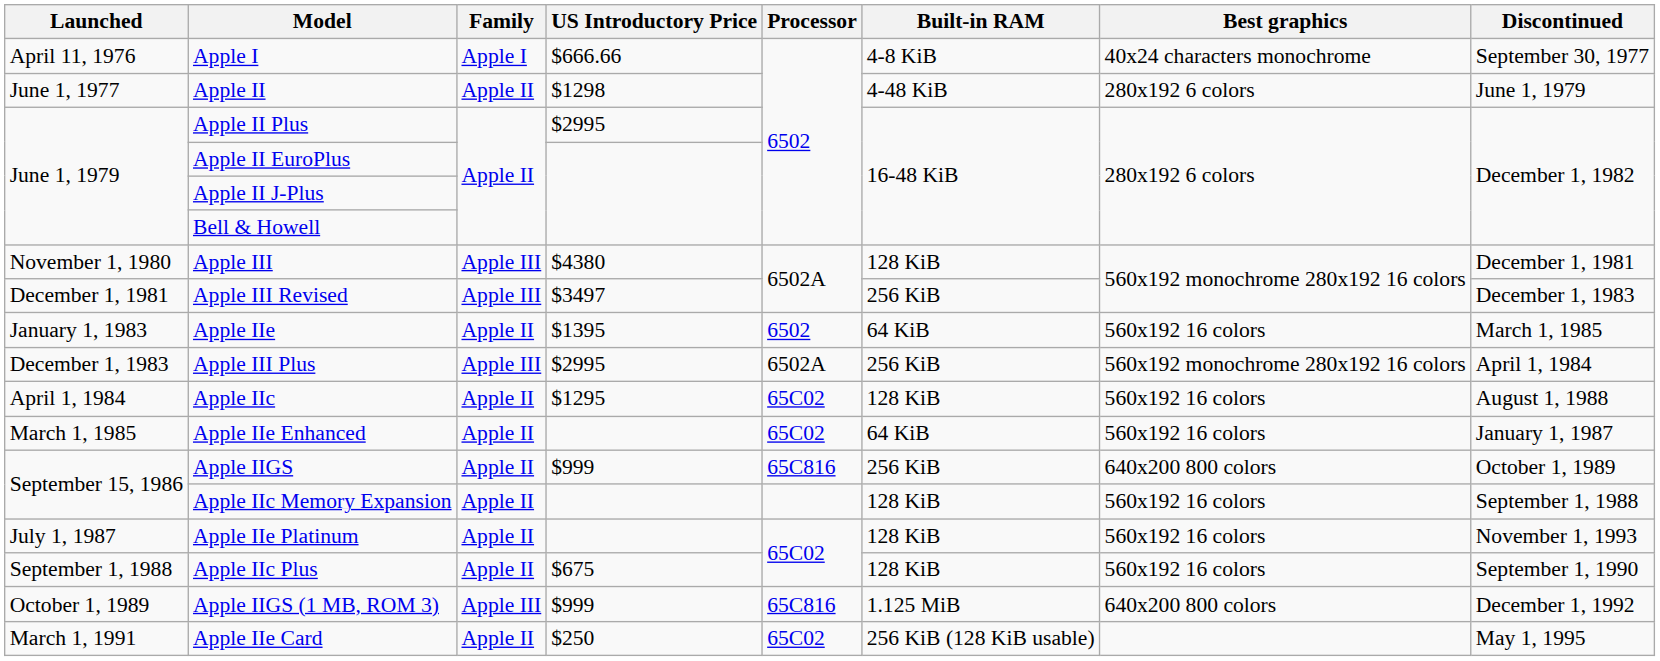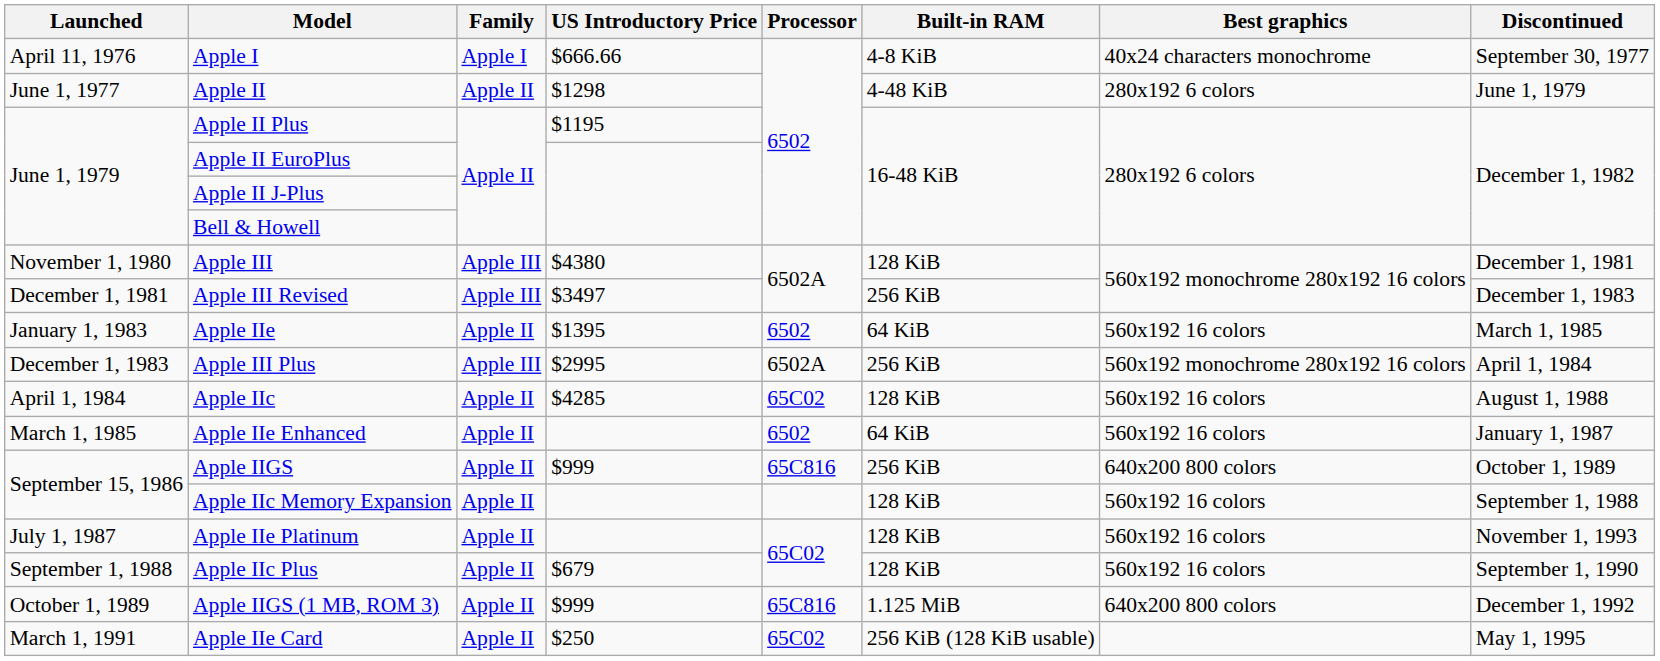(578, 124) $2995 -> (578, 124) $1195
(578, 398) $1295 -> (578, 398) $4285
(796, 432) 65C02 -> (789, 432) 6502
(573, 569) $675 -> (573, 569) $679
(501, 603) Apple III -> (498, 603) Apple II
